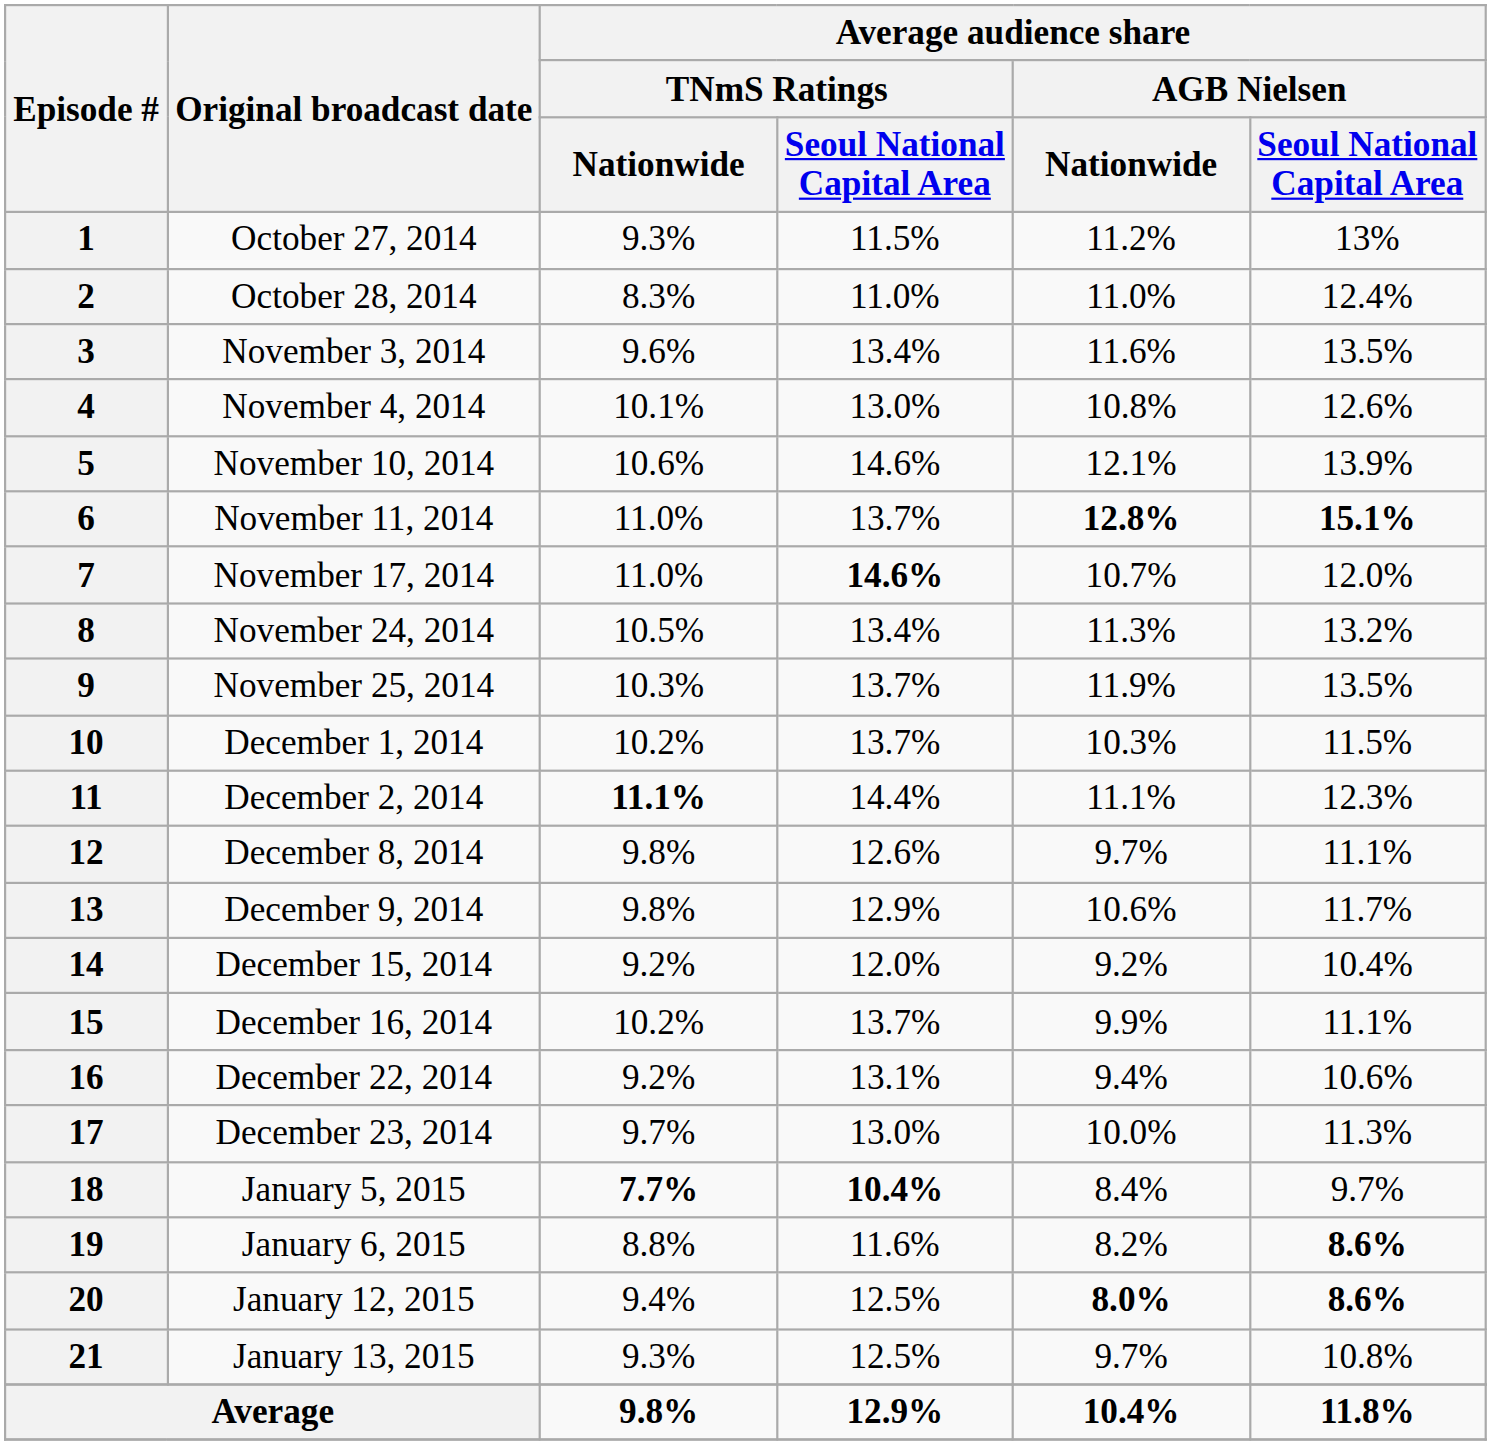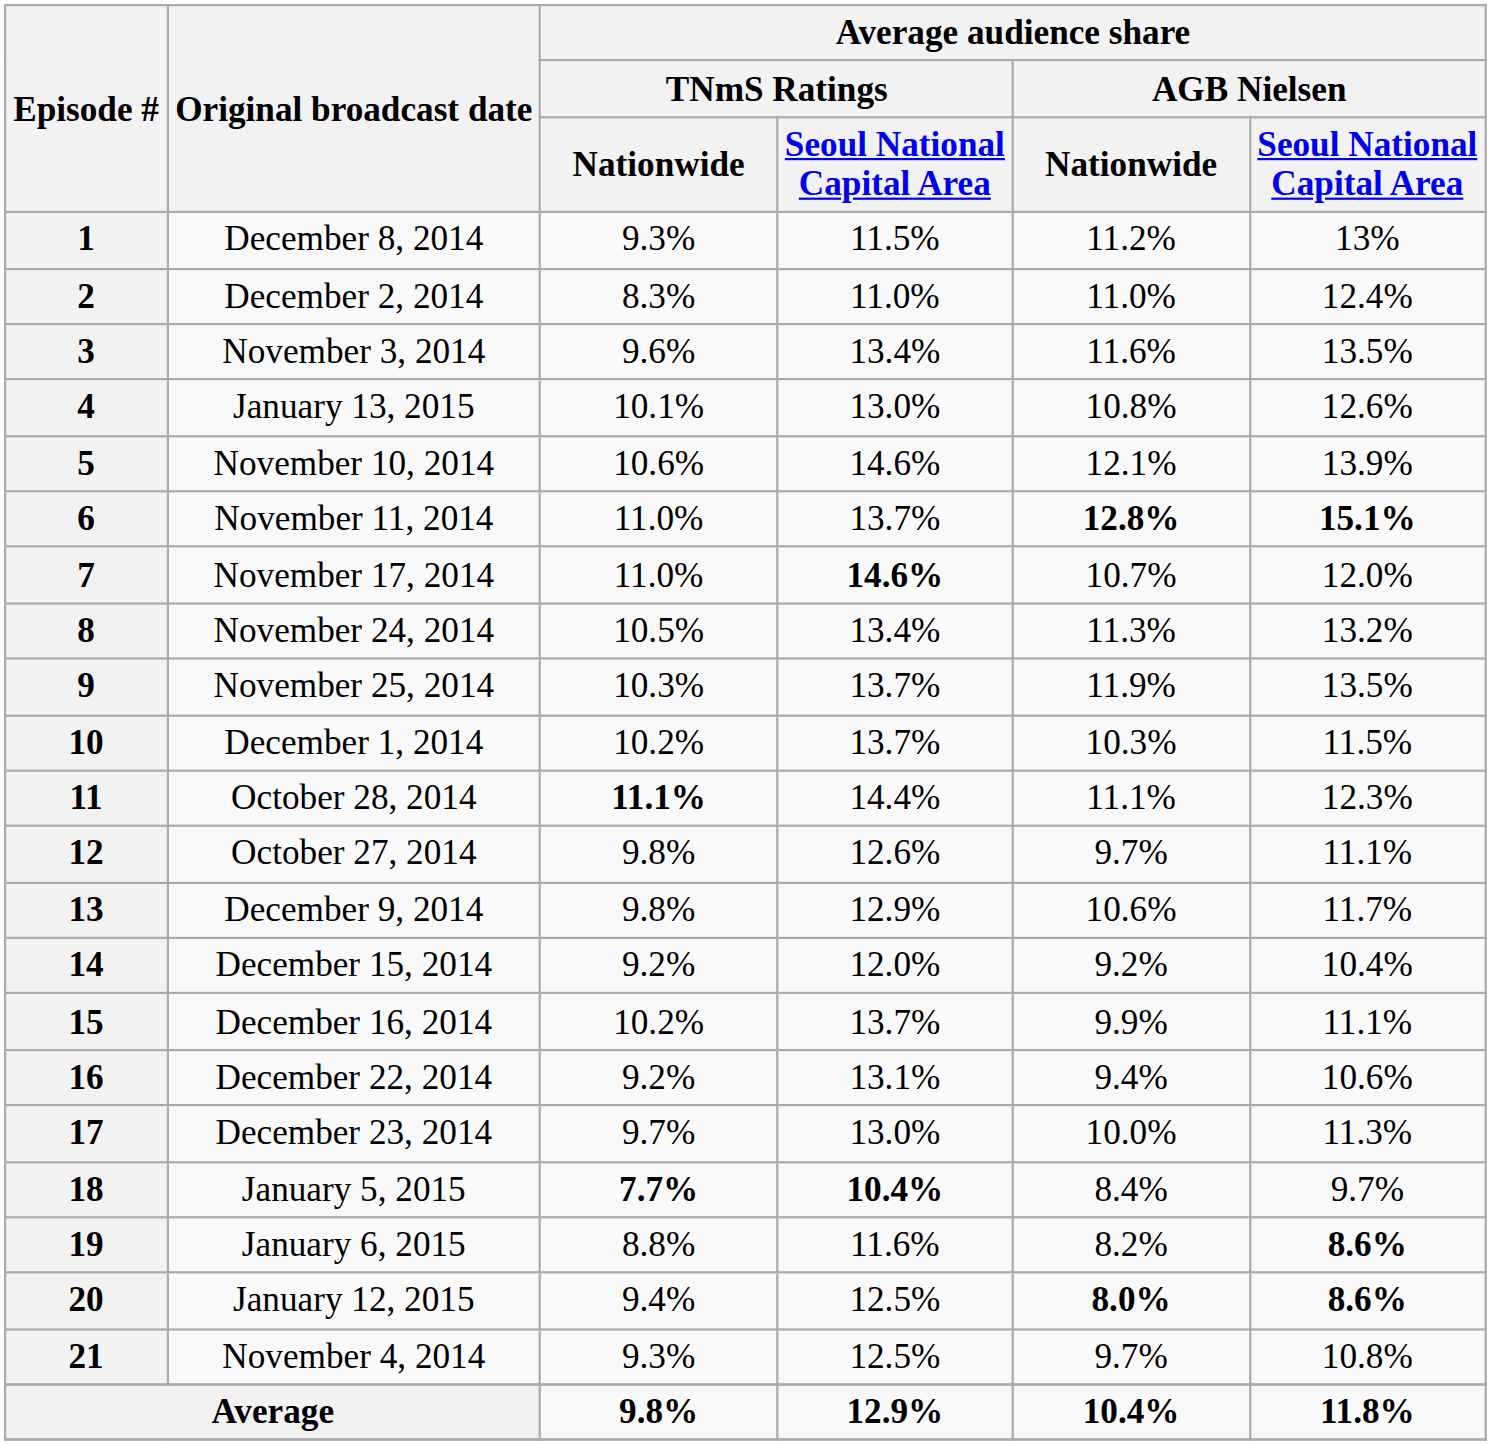(354, 239) October 27, 2014 -> (354, 239) December 8, 2014
(354, 295) October 28, 2014 -> (354, 295) December 2, 2014
(354, 406) November 4, 2014 -> (354, 406) January 13, 2015
(354, 797) December 2, 2014 -> (354, 797) October 28, 2014
(354, 853) December 8, 2014 -> (354, 853) October 27, 2014
(354, 1355) January 13, 2015 -> (354, 1355) November 4, 2014
